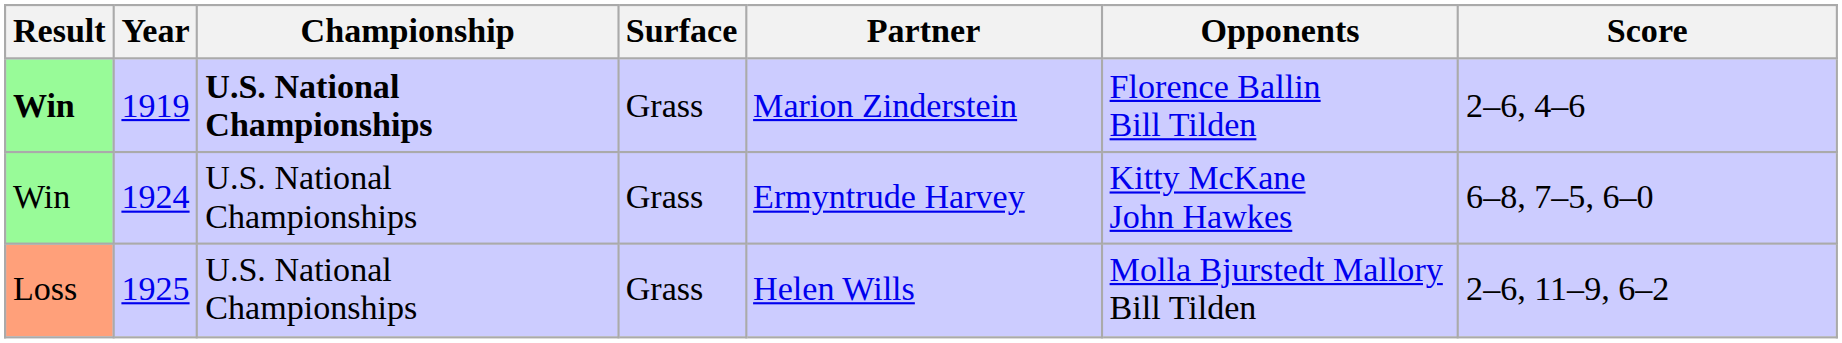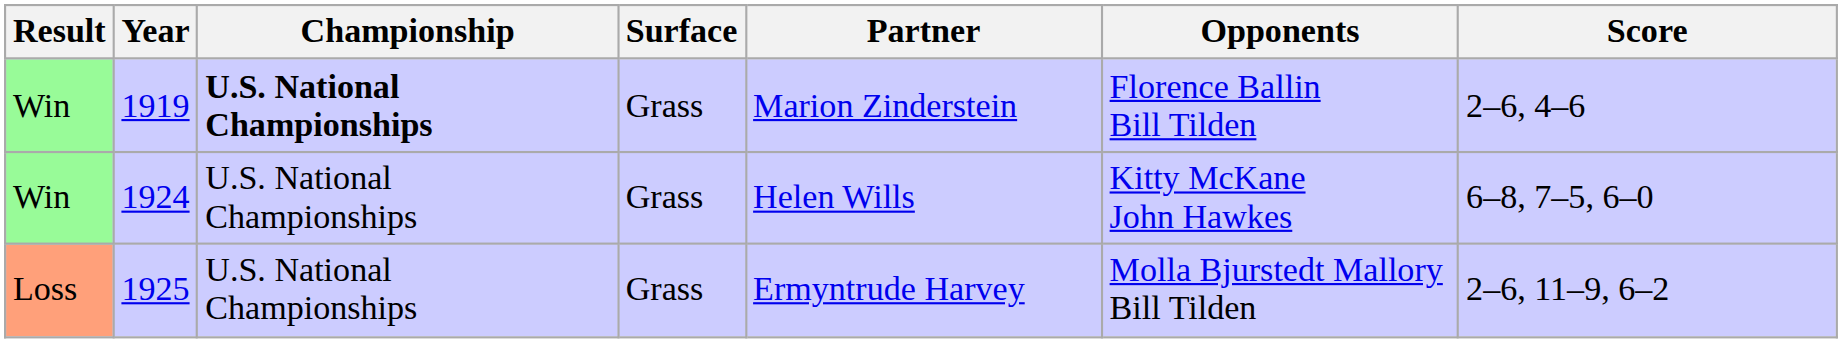(44, 104) bold -> (42, 104) normal
(889, 197) Ermyntrude Harvey -> (834, 197) Helen Wills
(834, 289) Helen Wills -> (889, 289) Ermyntrude Harvey
